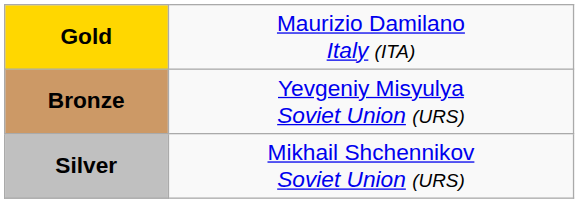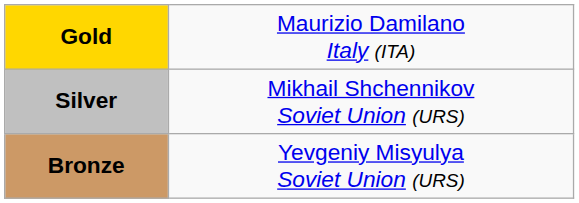rows swapped: (86, 165) <-> (86, 100)
